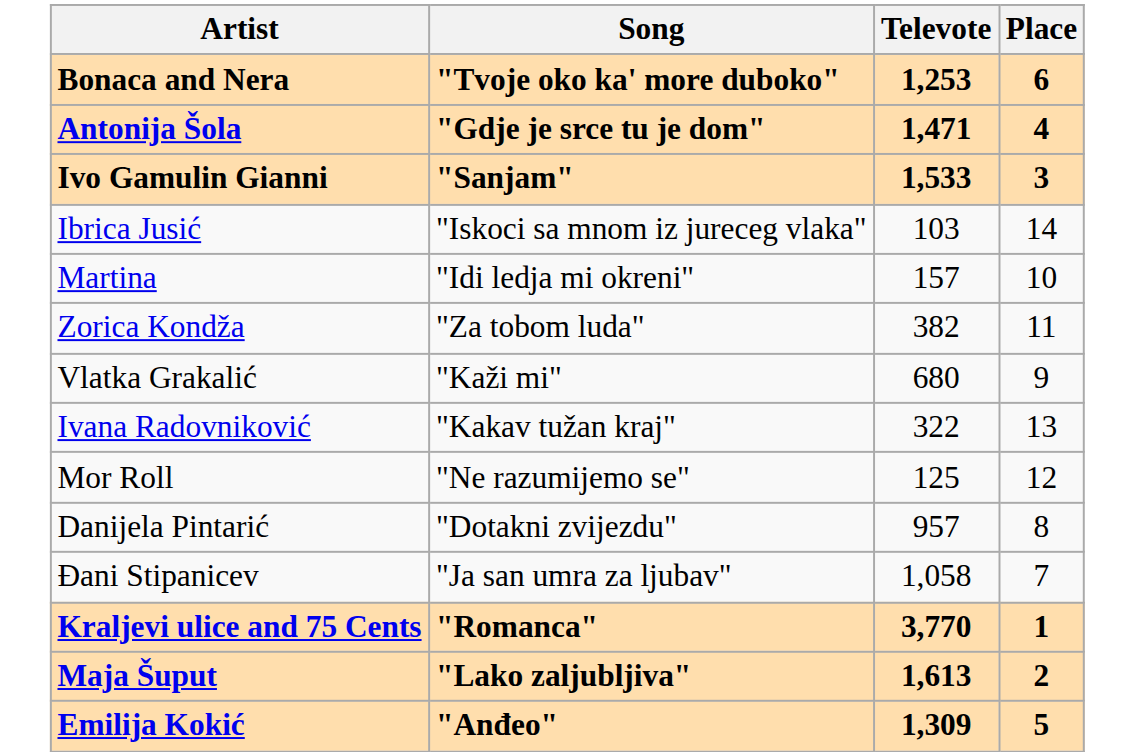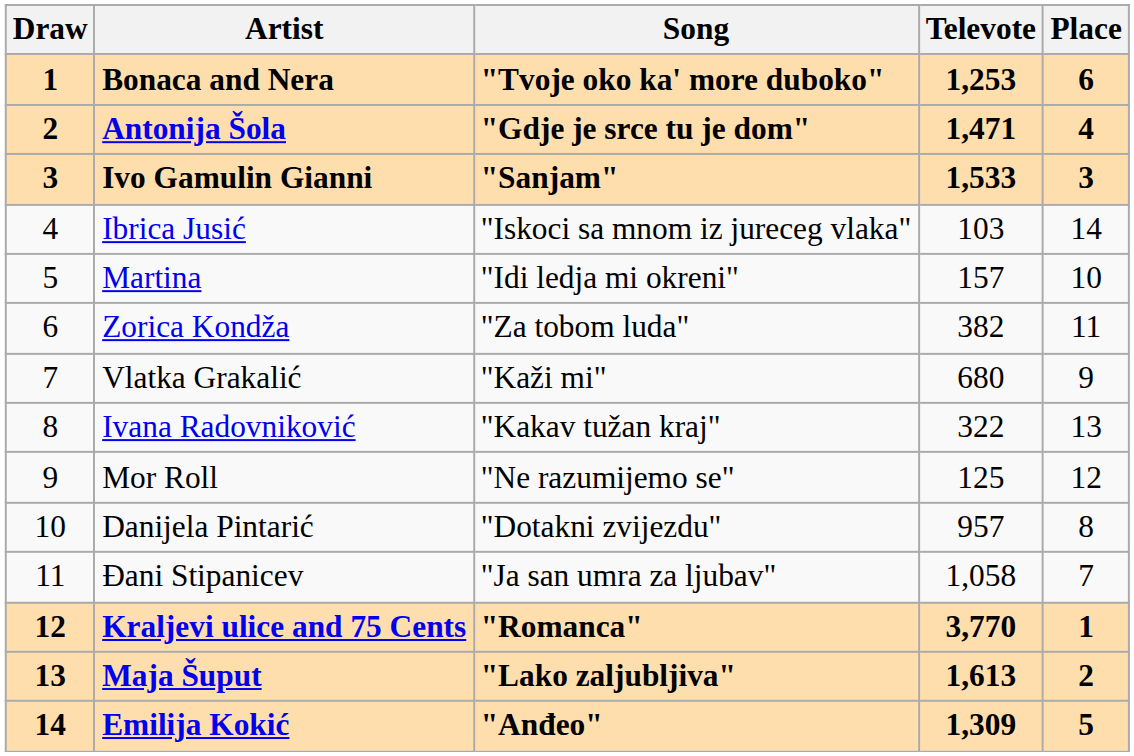+ column: (50, 29)
